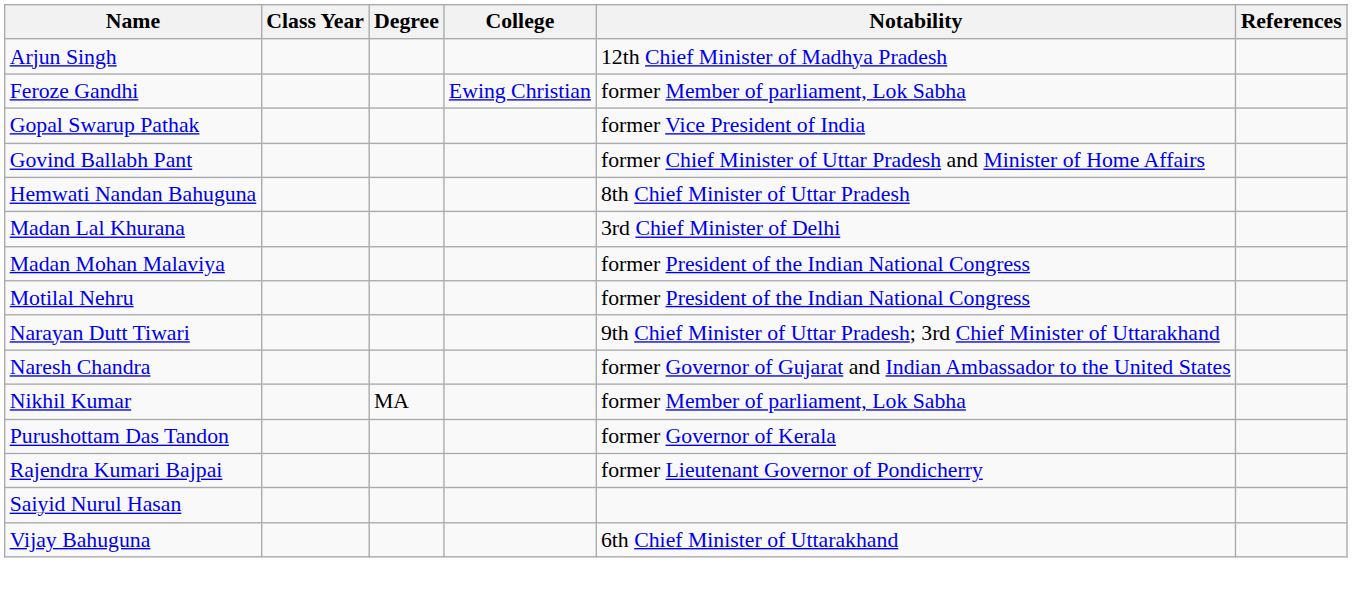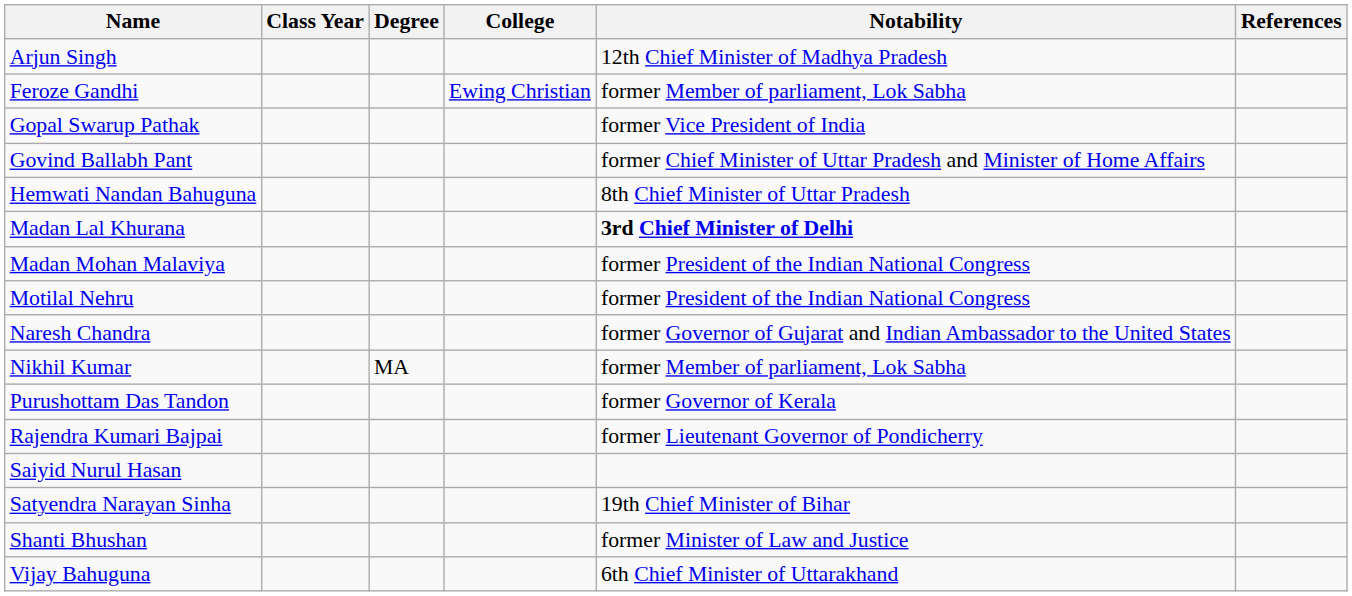(721, 228) normal -> (727, 228) bold
- row: (100, 332)
+ row: (120, 504)
+ row: (78, 539)
